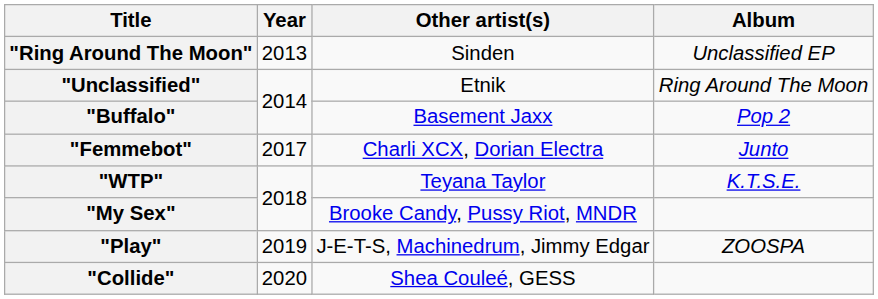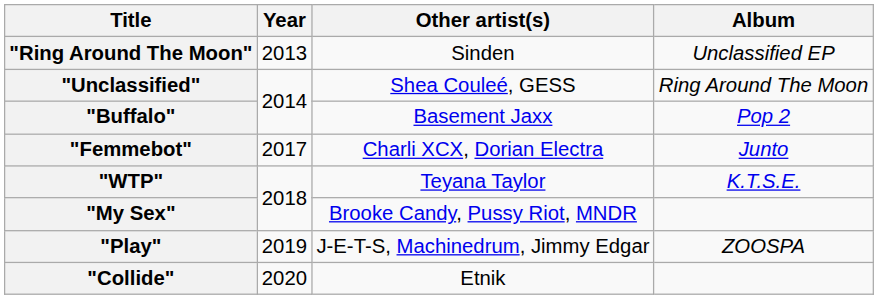(483, 85) Etnik -> (483, 85) Shea Couleé, GESS
(483, 278) Shea Couleé, GESS -> (483, 278) Etnik
